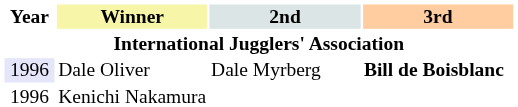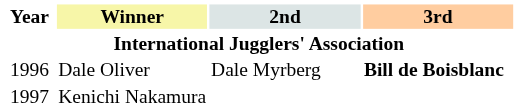(30, 70) lavender background -> (30, 70) no background
(30, 97) 1996 -> (30, 97) 1997
